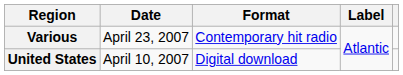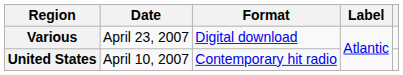(266, 37) Contemporary hit radio -> (246, 37) Digital download
(246, 59) Digital download -> (266, 59) Contemporary hit radio
